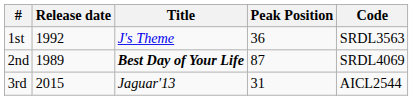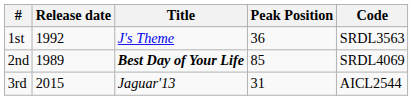(258, 60) 87 -> (258, 60) 85
